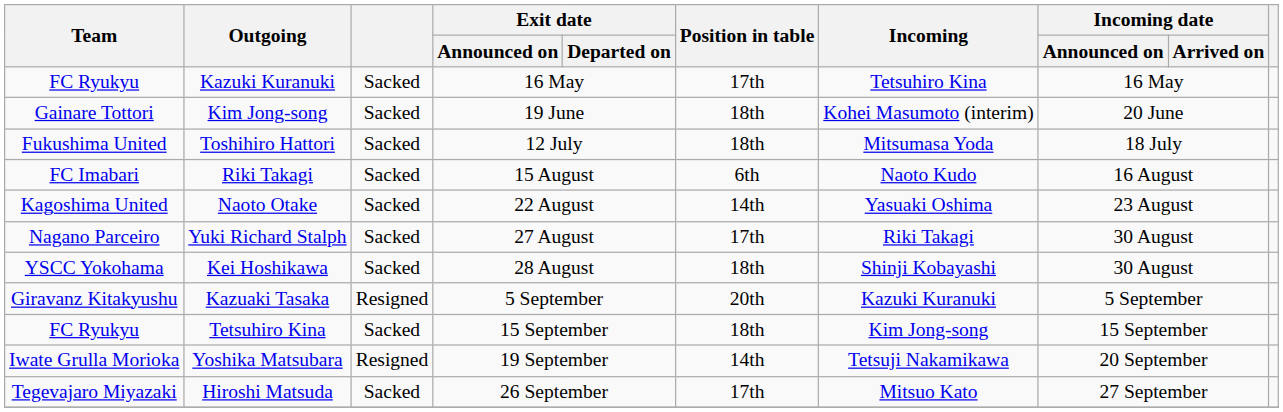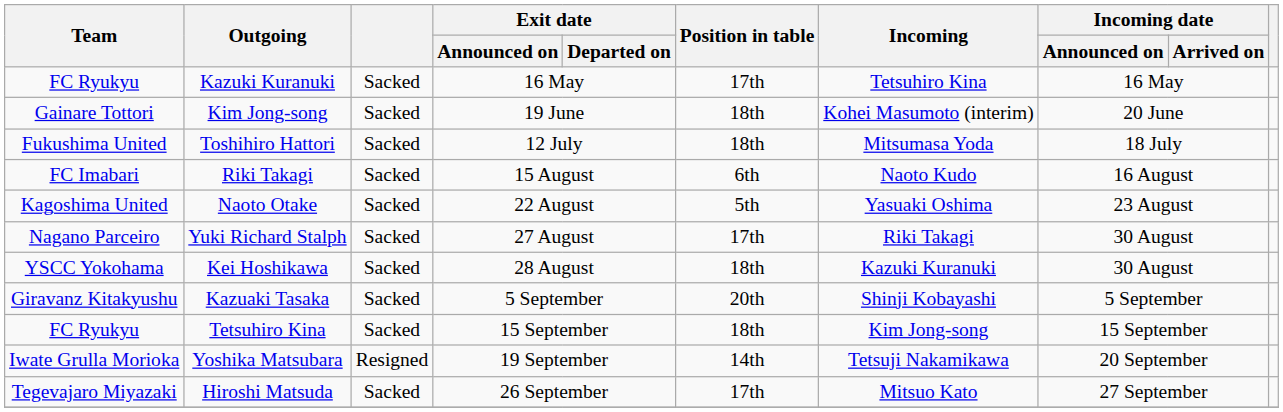(747, 205) 14th -> (747, 205) 5th
(928, 267) Shinji Kobayashi -> (928, 267) Kazuki Kuranuki
(392, 298) Resigned -> (392, 298) Sacked
(928, 298) Kazuki Kuranuki -> (928, 298) Shinji Kobayashi
